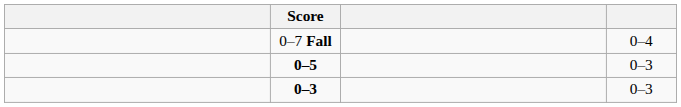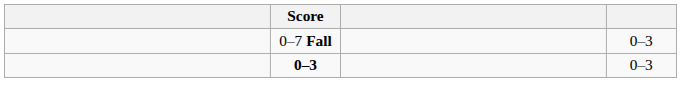(641, 41) 0–4 -> (641, 41) 0–3
- row: (305, 65)
